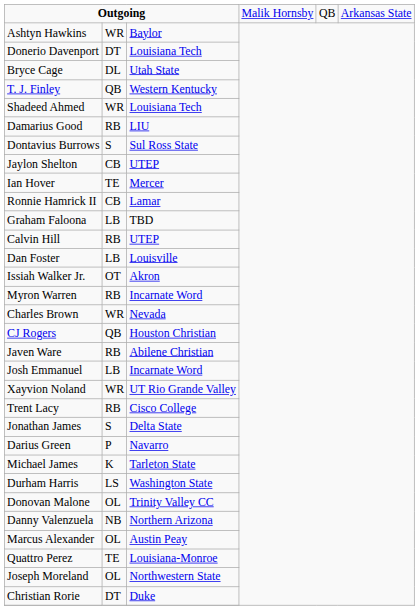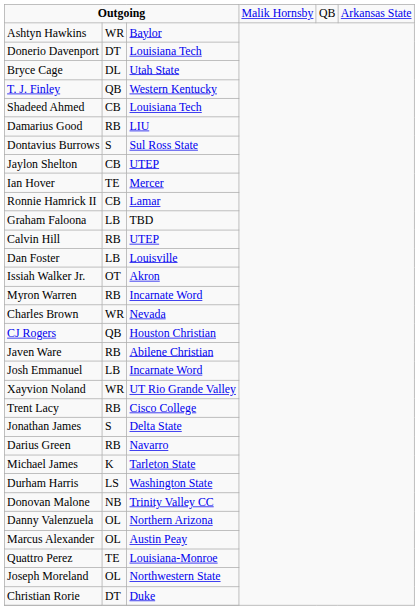(115, 107) WR -> (113, 107) CB
(108, 445) P -> (113, 445) RB
(113, 502) OL -> (113, 502) NB
(113, 520) NB -> (113, 520) OL
